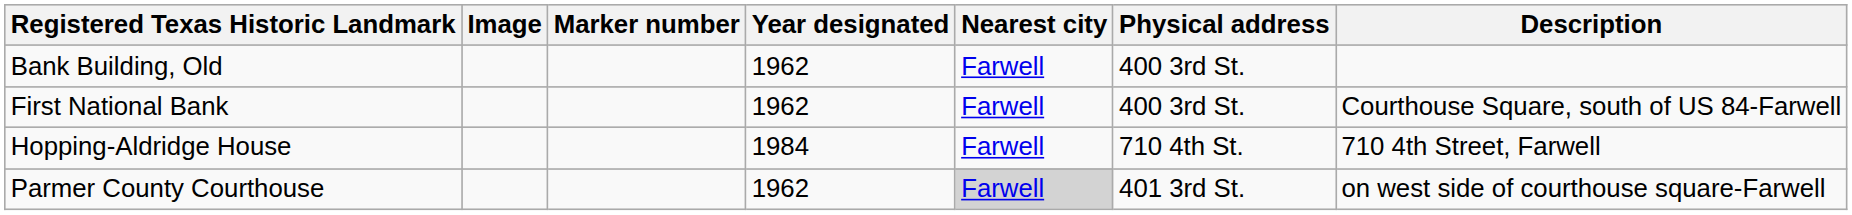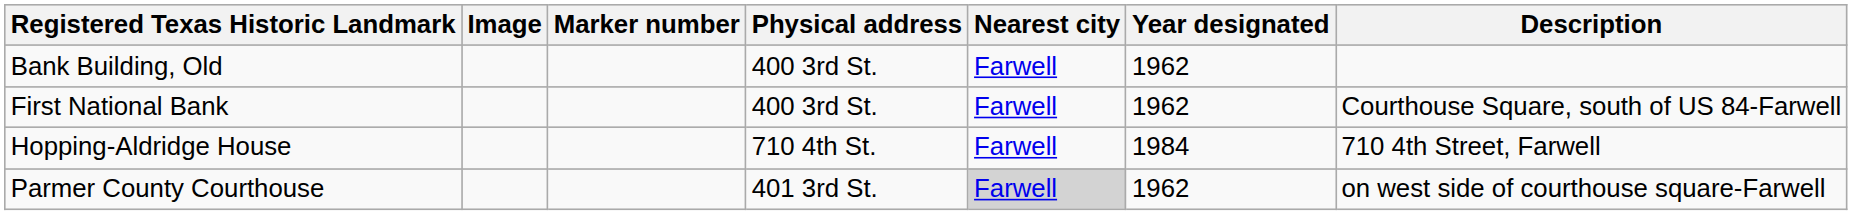columns swapped: (1224, 24) <-> (850, 24)
